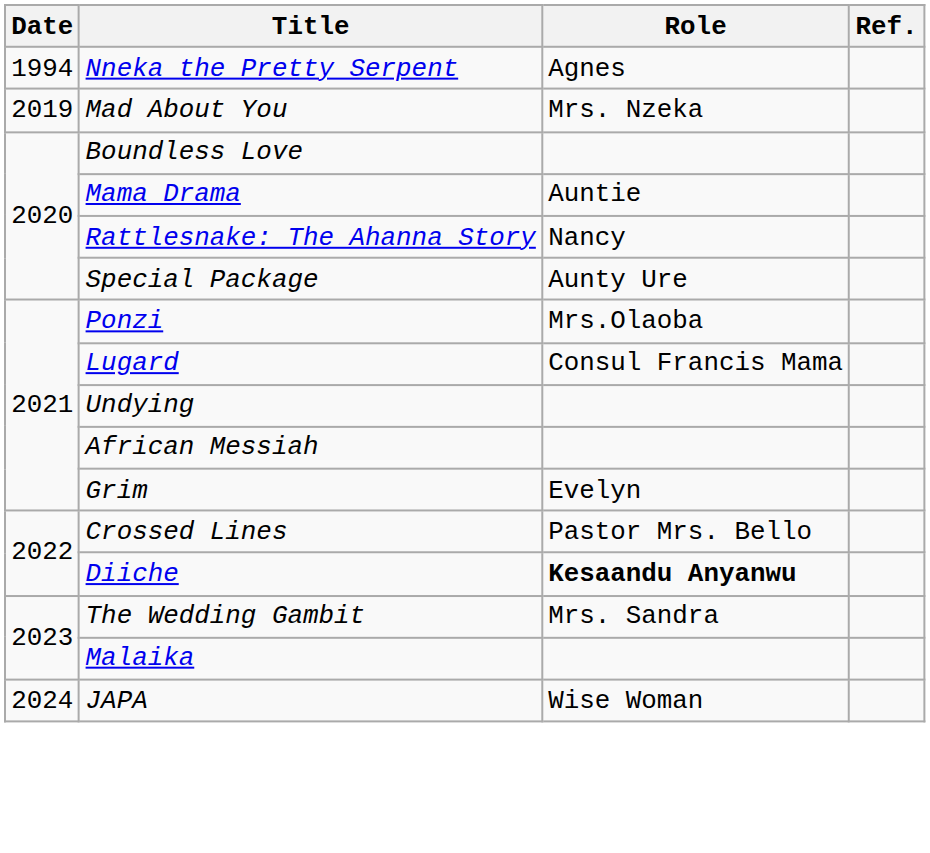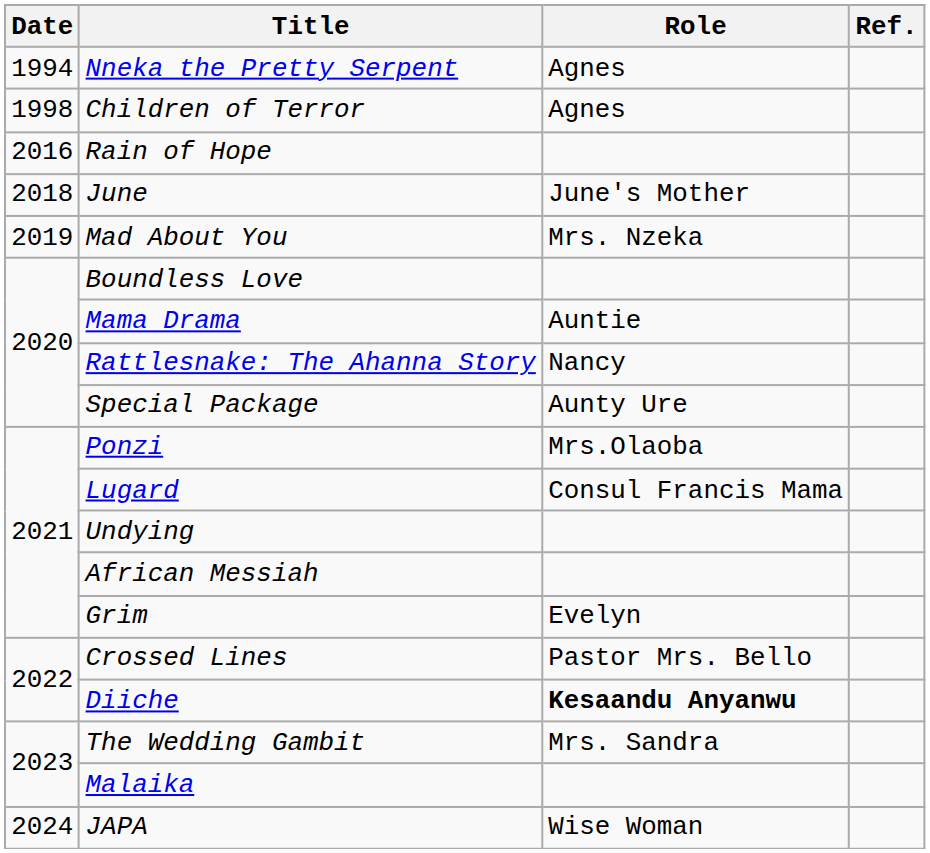+ row: (225, 110)
+ row: (179, 153)
+ row: (117, 195)
